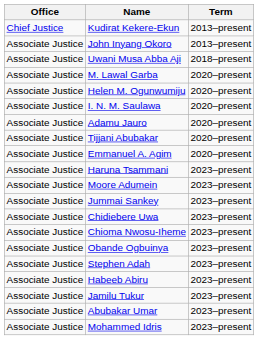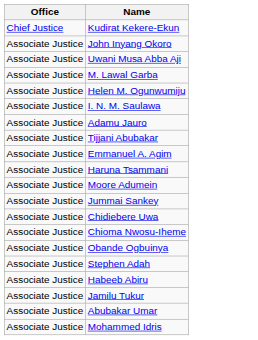- column: (221, 12)
